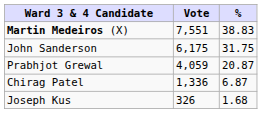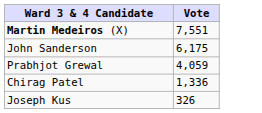- column: (238, 13)
